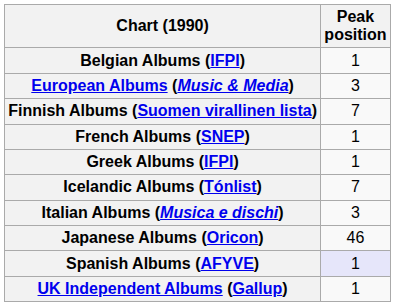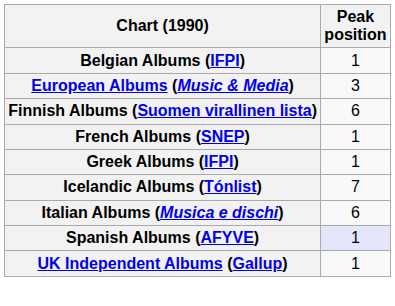(355, 111) 7 -> (355, 111) 6
(355, 212) 3 -> (355, 212) 6
- row: (163, 238)
